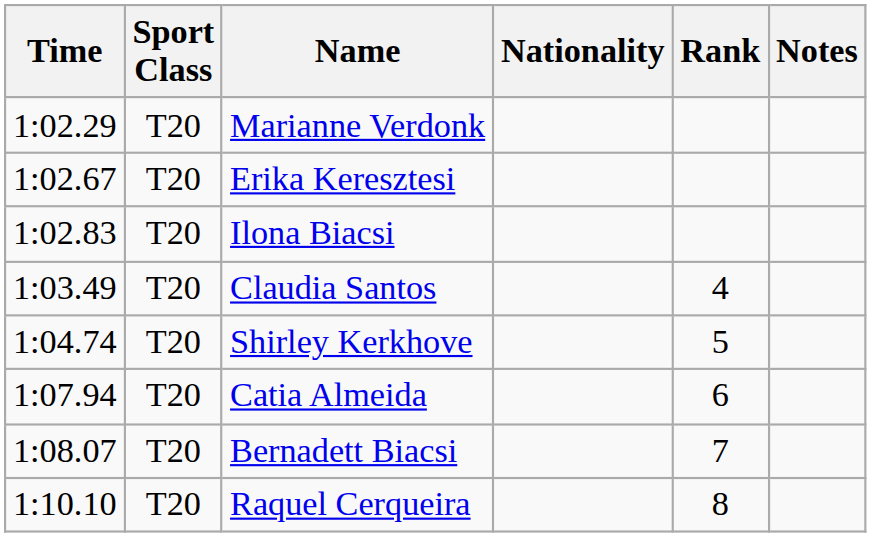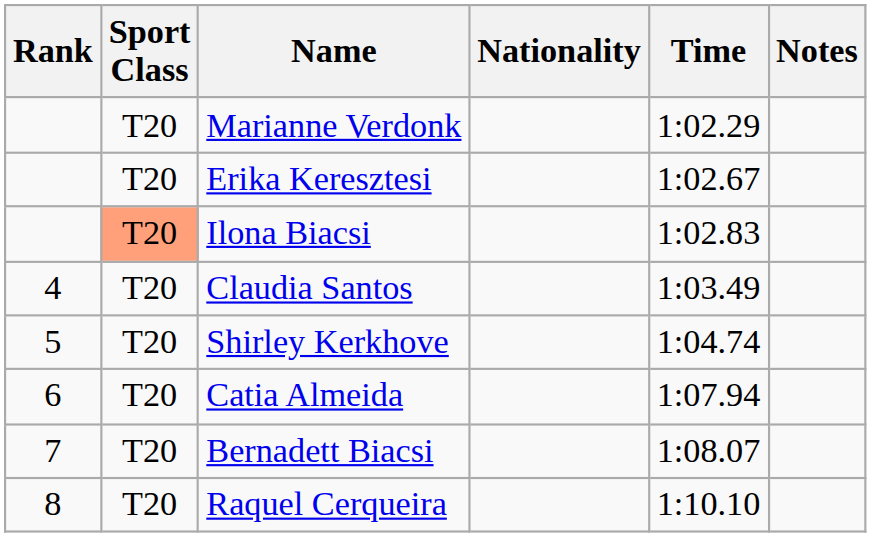columns swapped: (720, 50) <-> (65, 50)
(173, 233) no background -> (150, 233) lightsalmon background
